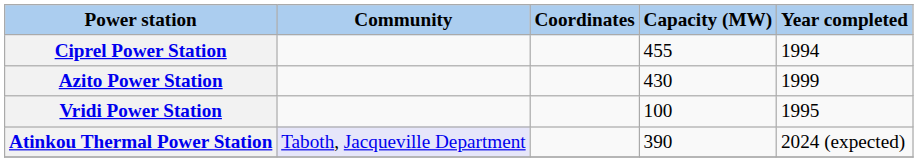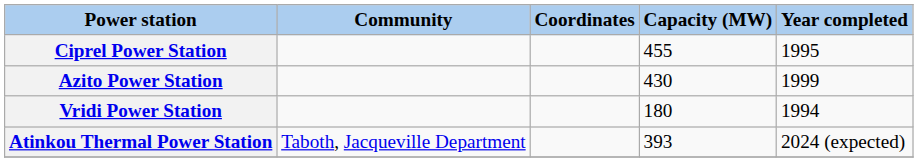(800, 50) 1994 -> (800, 50) 1995
(658, 111) 100 -> (658, 111) 180
(800, 111) 1995 -> (800, 111) 1994
(403, 141) lavender background -> (403, 141) no background
(658, 141) 390 -> (658, 141) 393
